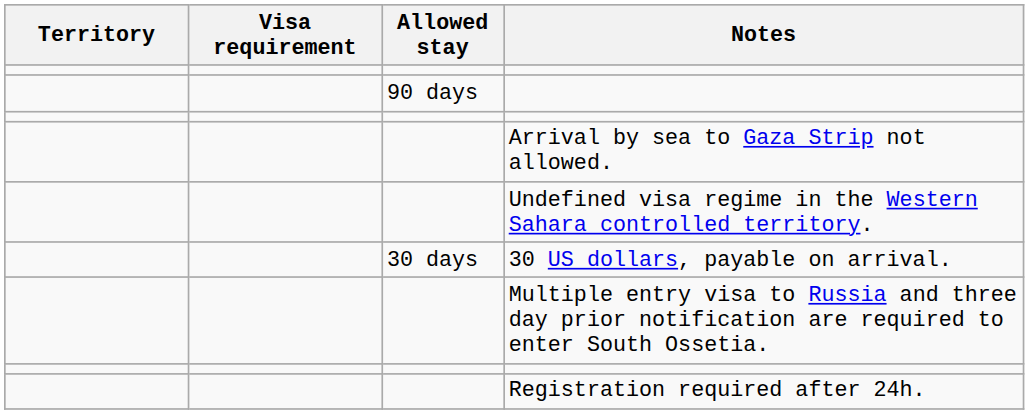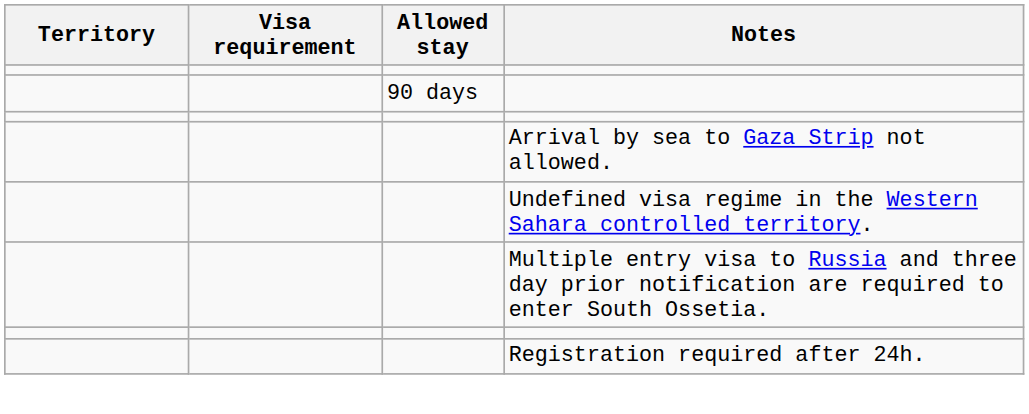- row: (432, 260)
